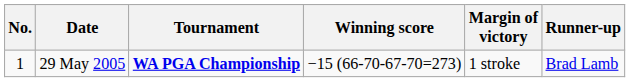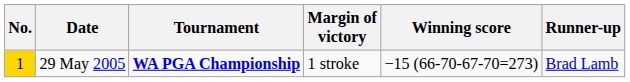columns swapped: (384, 27) <-> (503, 27)
(20, 63) no background -> (20, 63) gold background
